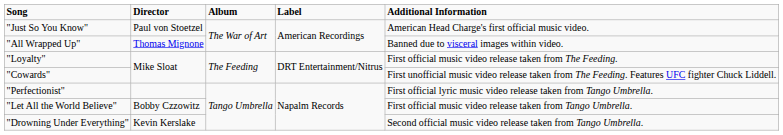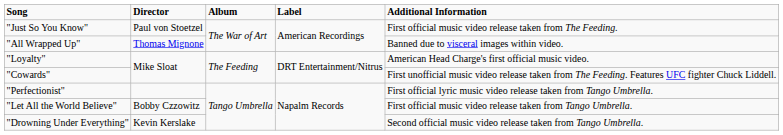(488, 28) American Head Charge's first official music video. -> (502, 28) First official music video release taken from The Feeding.
(502, 59) First official music video release taken from The Feeding. -> (488, 59) American Head Charge's first official music video.
